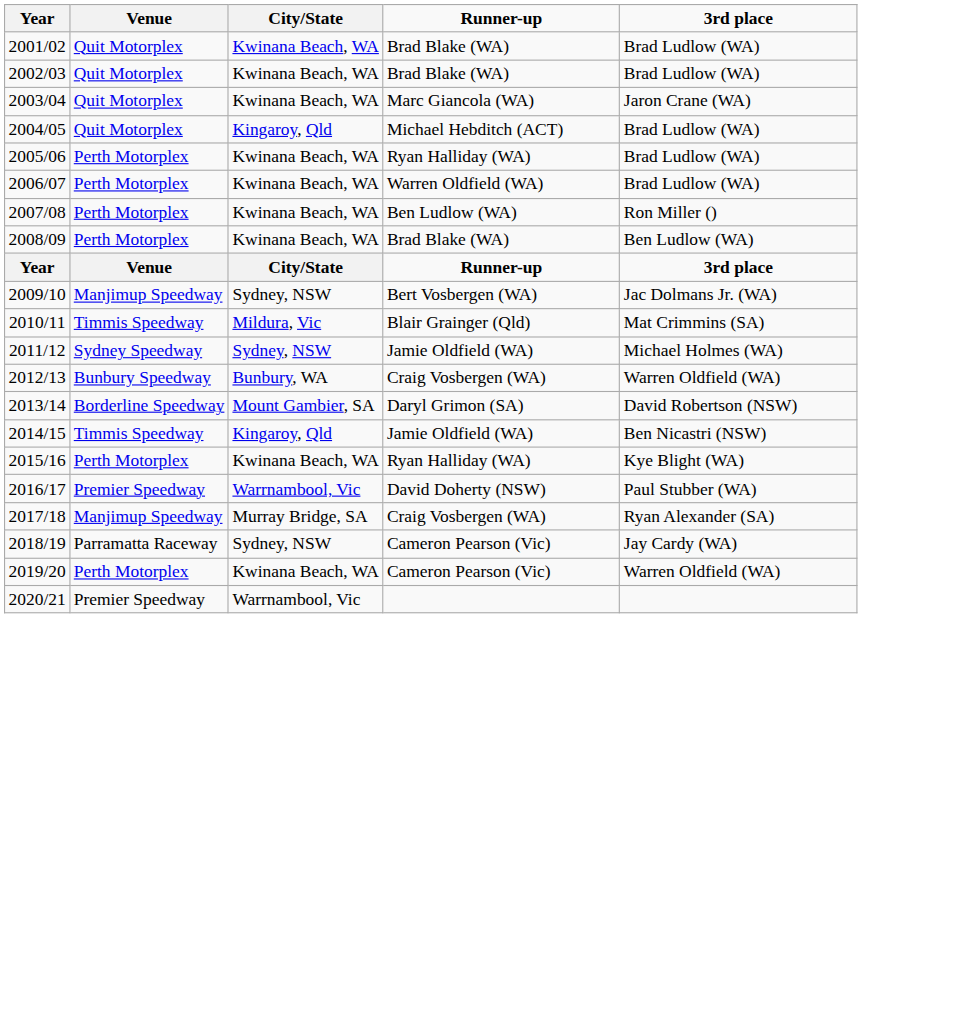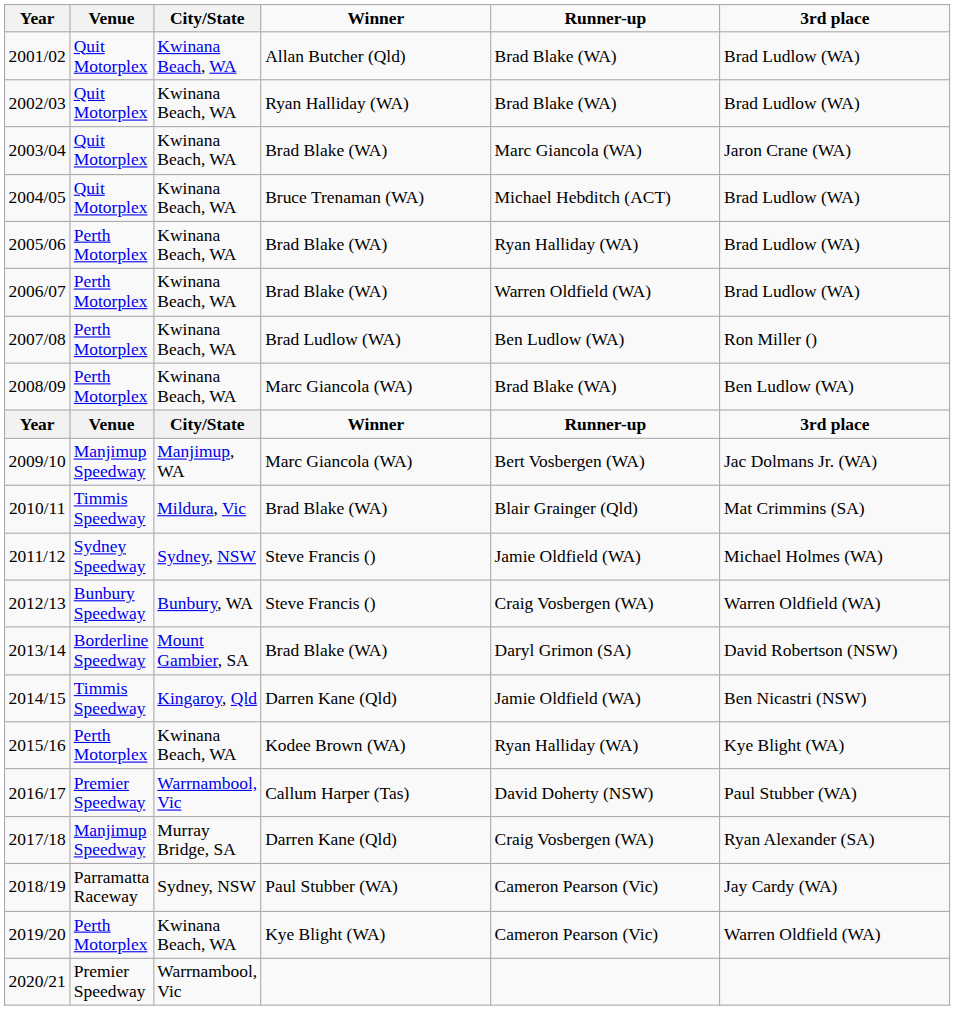+ column: (376, 18)
(282, 128) Kingaroy, Qld -> (197, 197) Kwinana Beach, WA
(282, 294) Sydney, NSW -> (196, 461) Manjimup, WA
